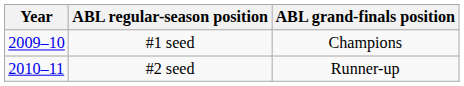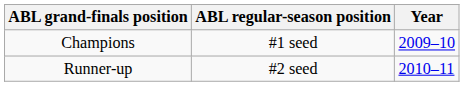columns swapped: (37, 17) <-> (365, 17)
